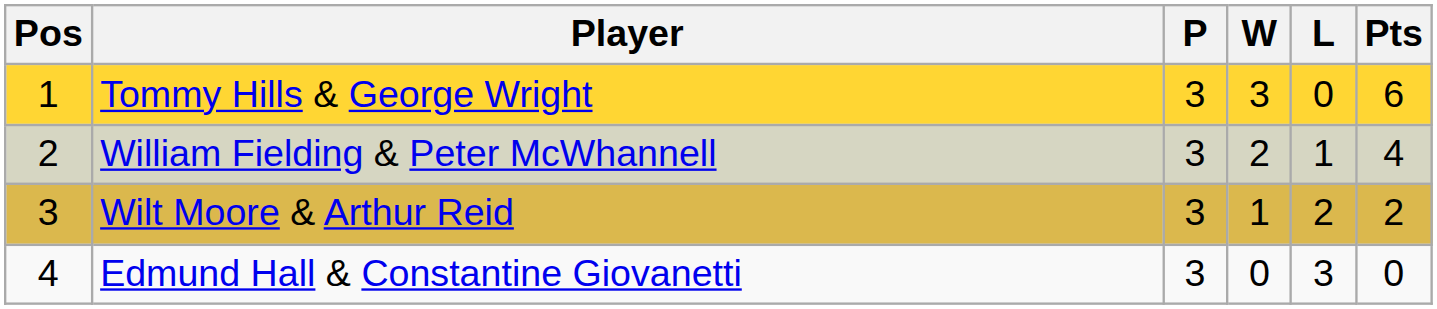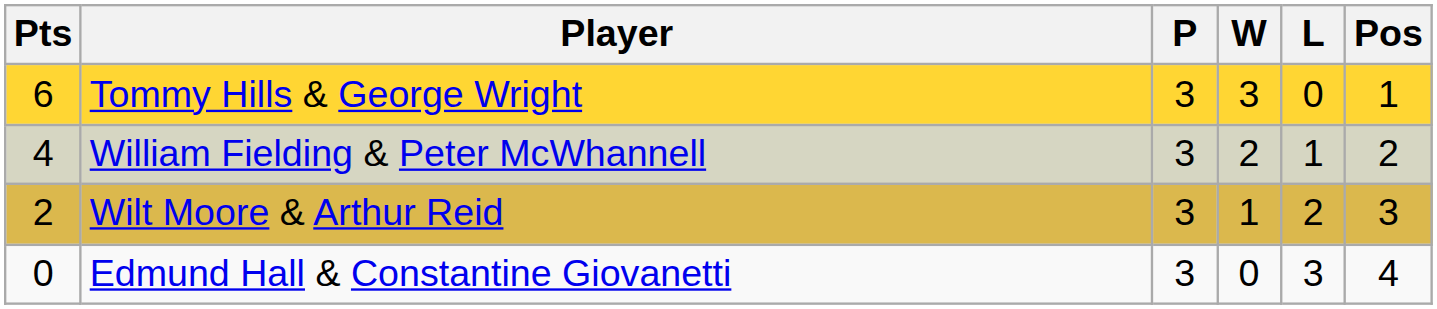columns swapped: (48, 34) <-> (1394, 34)
